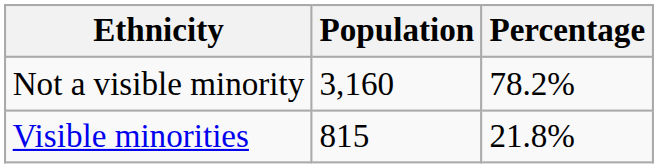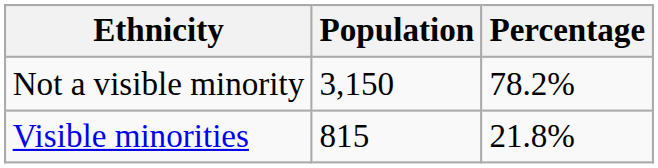(357, 83) 3,160 -> (357, 83) 3,150
